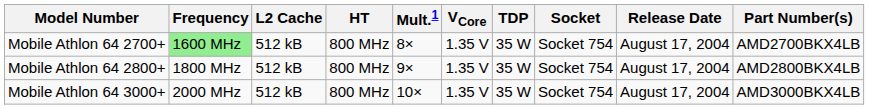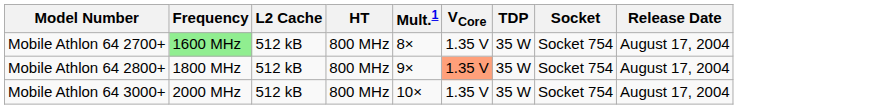- column: (798, 18)
(467, 68) no background -> (467, 68) lightsalmon background
